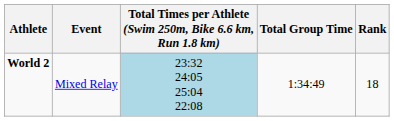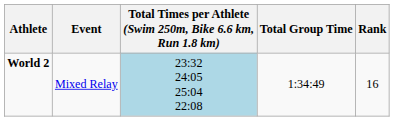(372, 84) 18 -> (372, 84) 16
